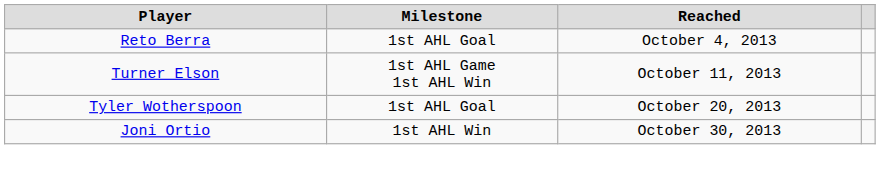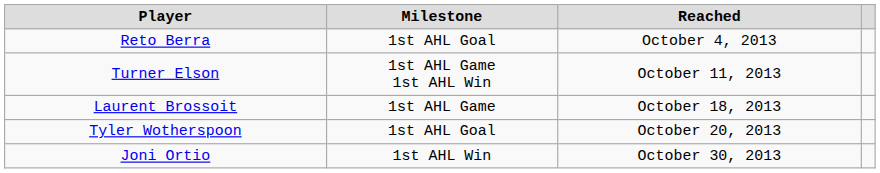+ row: (165, 107)
